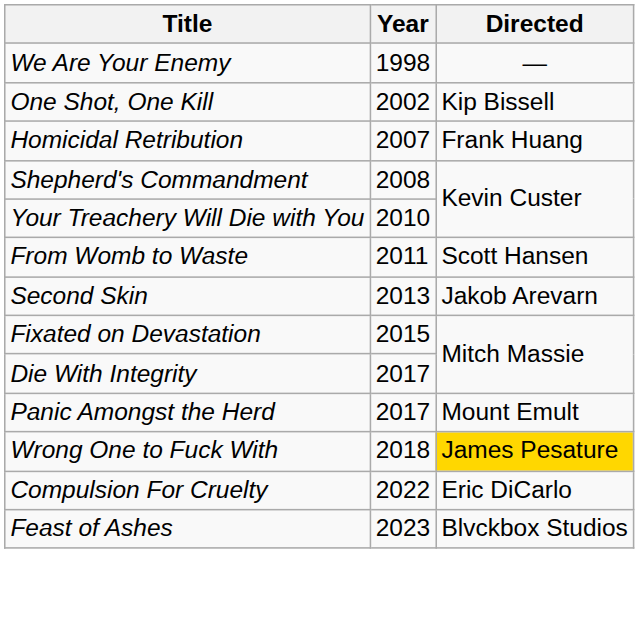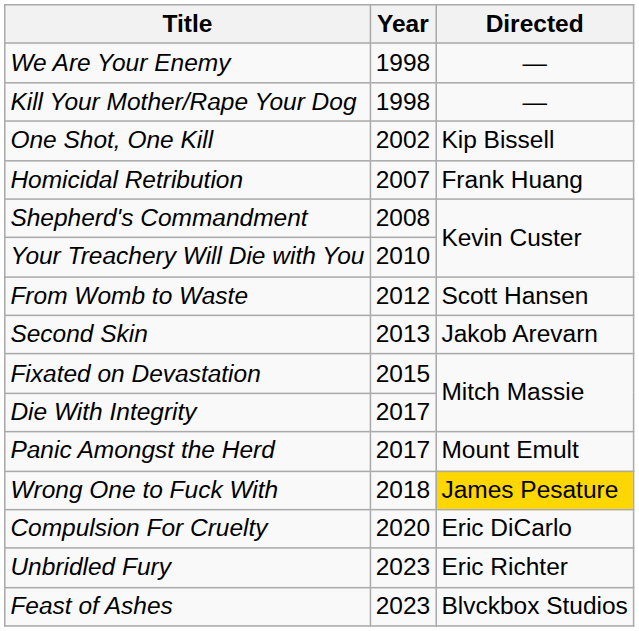+ row: (183, 101)
(402, 256) 2011 -> (403, 295) 2012
(403, 489) 2022 -> (403, 528) 2020
+ row: (91, 567)
